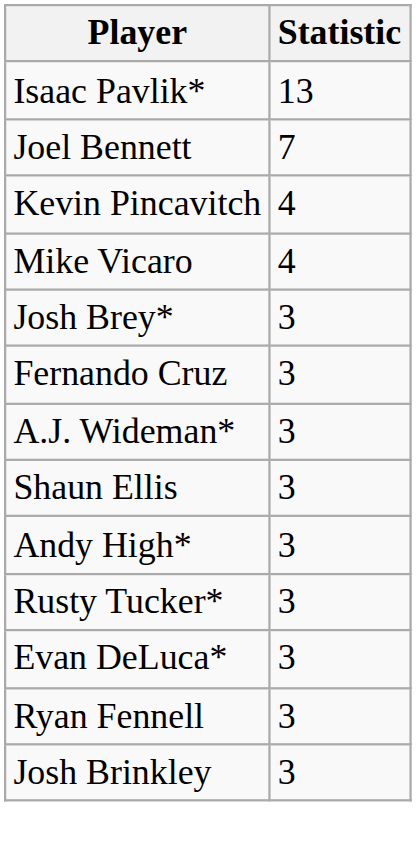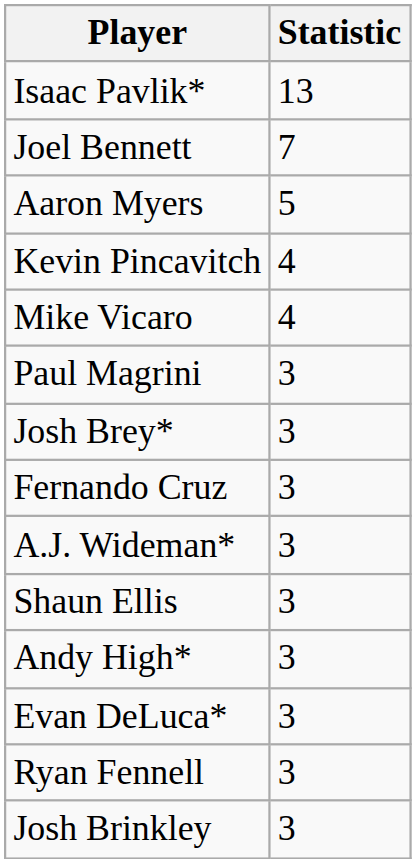+ row: (108, 203)
+ row: (107, 373)
- row: (118, 601)
